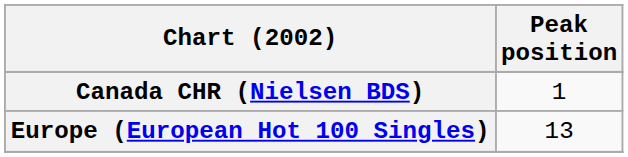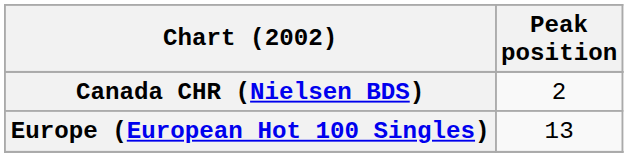(559, 92) 1 -> (559, 92) 2
